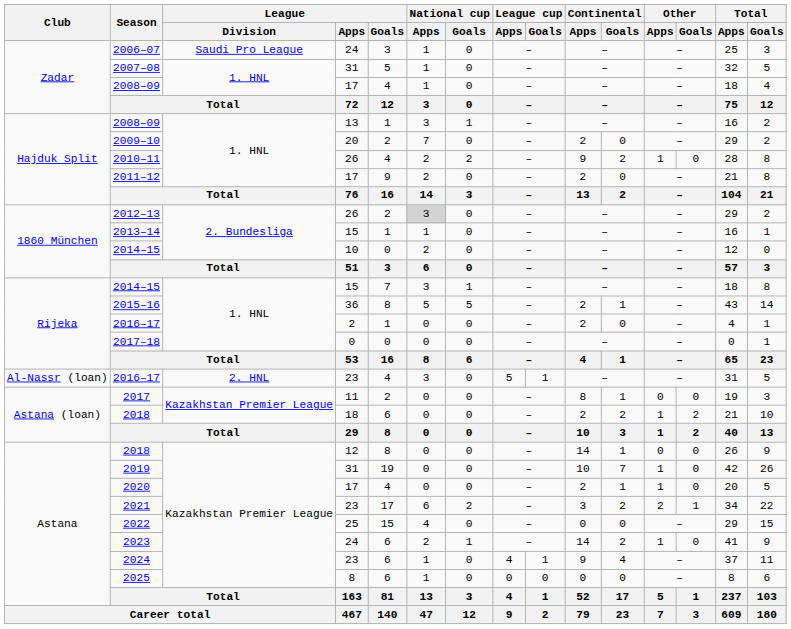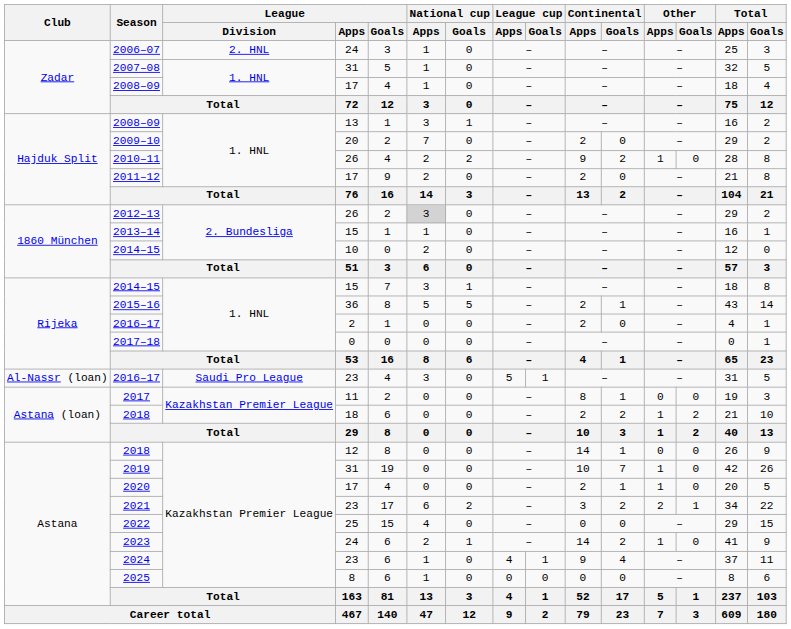(249, 50) Saudi Pro League -> (249, 50) 2. HNL
(249, 378) 2. HNL -> (249, 378) Saudi Pro League
